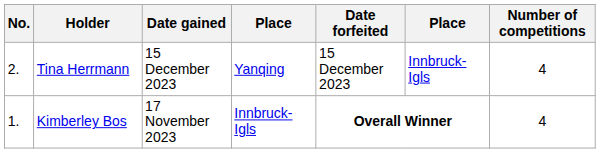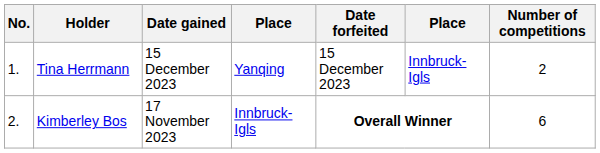(14, 69) 2. -> (14, 69) 1.
(542, 69) 4 -> (542, 69) 2
(14, 122) 1. -> (14, 122) 2.
(542, 122) 4 -> (542, 122) 6
